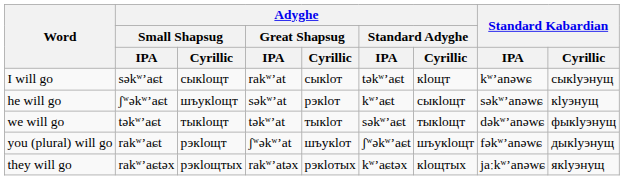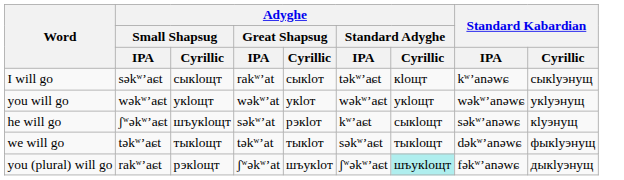+ row: (38, 100)
(446, 143) no background -> (423, 164) paleturquoise background
- row: (40, 164)
